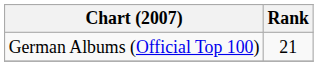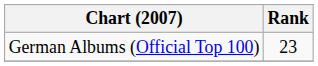(288, 46) 21 -> (288, 46) 23
